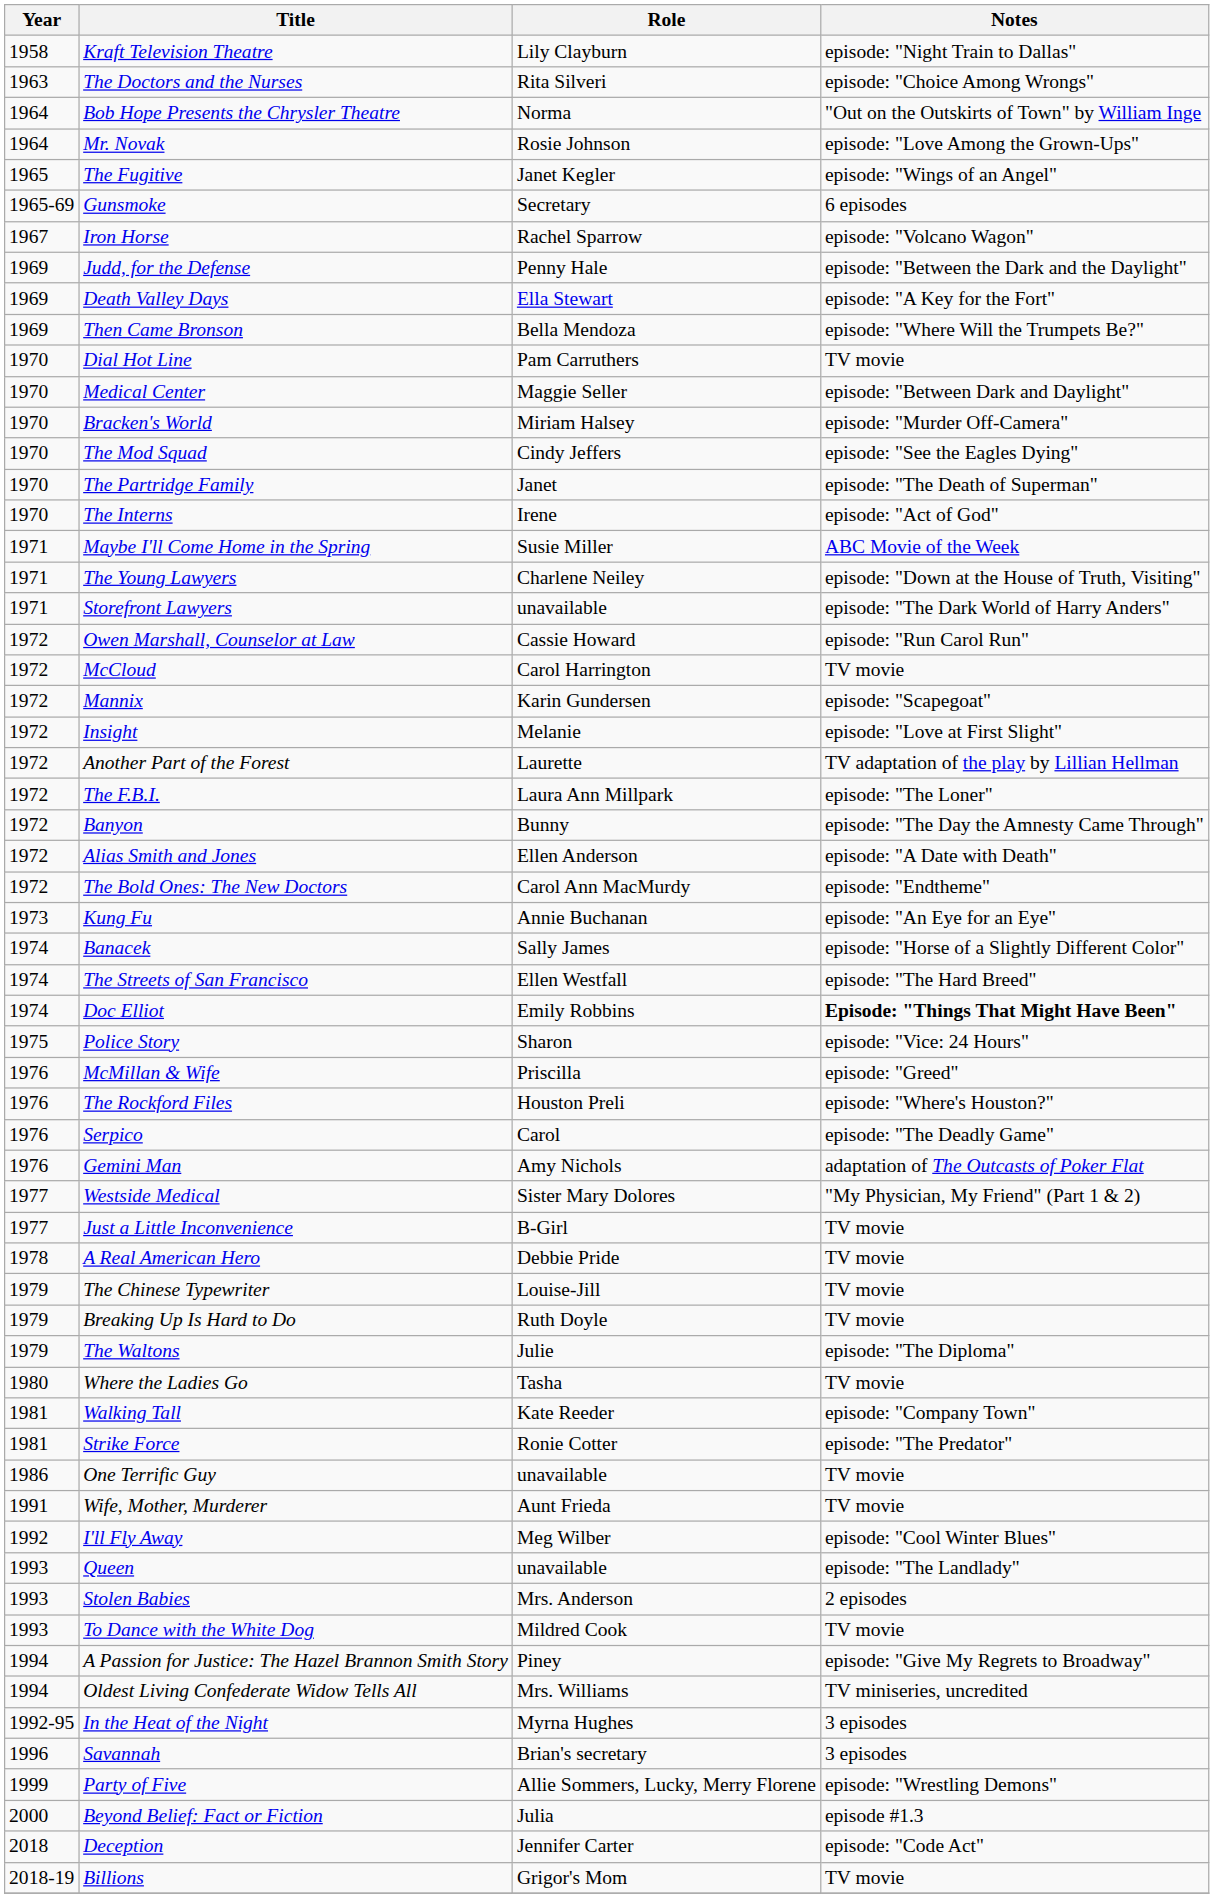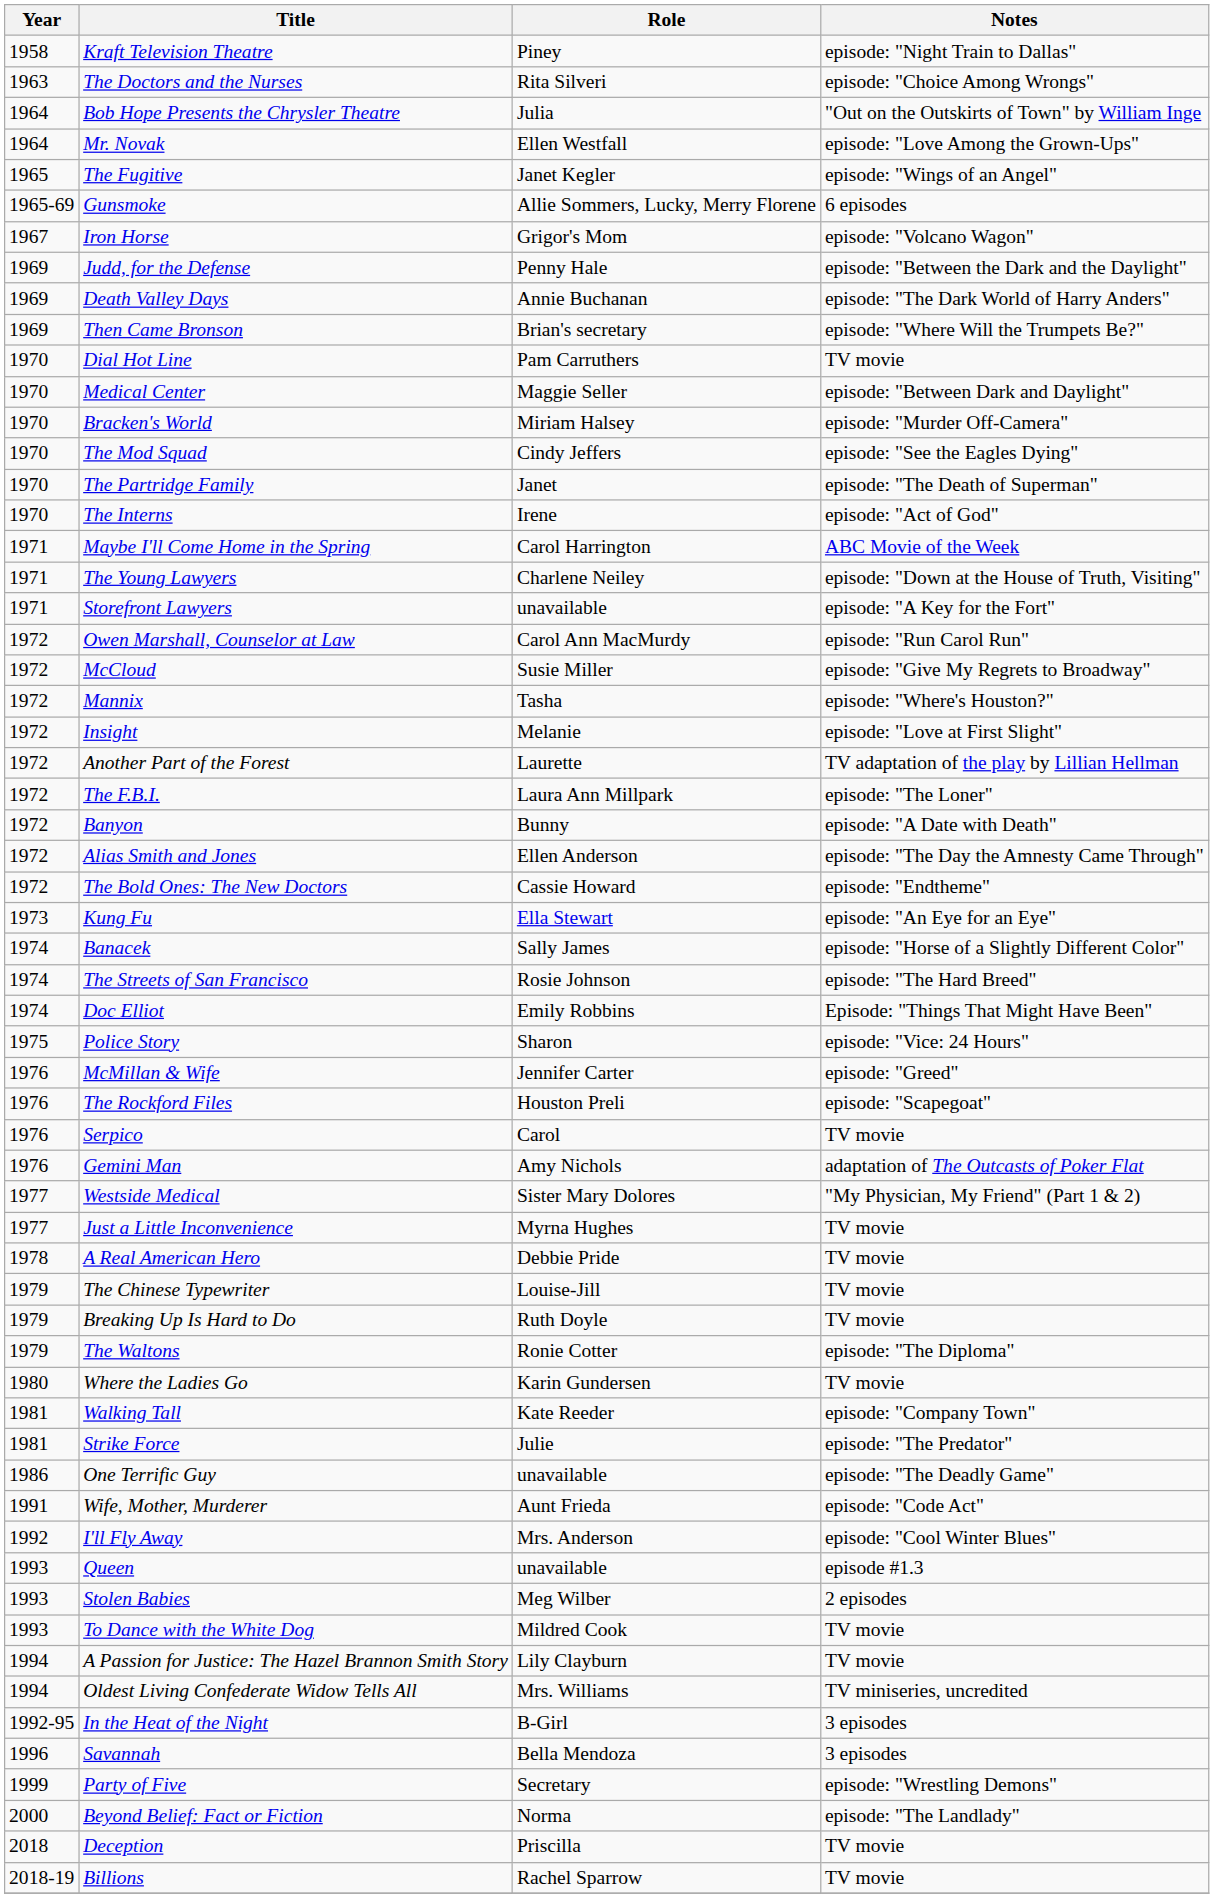(572, 50) Lily Clayburn -> (539, 50) Piney
(544, 112) Norma -> (535, 112) Julia
(574, 143) Rosie Johnson -> (572, 143) Ellen Westfall
(554, 205) Secretary -> (666, 205) Allie Sommers, Lucky, Merry Florene
(579, 236) Rachel Sparrow -> (572, 236) Grigor's Mom
(565, 298) Ella Stewart -> (582, 298) Annie Buchanan
(940, 298) episode: "A Key for the Fort" -> (997, 298) episode: "The Dark World of Harry Anders"
(576, 329) Bella Mendoza -> (582, 329) Brian's secretary
(565, 546) Susie Miller -> (584, 546) Carol Harrington
(997, 608) episode: "The Dark World of Harry Anders" -> (940, 608) episode: "A Key for the Fort"
(576, 639) Cassie Howard -> (604, 639) Carol Ann MacMurdy
(584, 670) Carol Harrington -> (565, 670) Susie Miller
(865, 670) TV movie -> (988, 670) episode: "Give My Regrets to Broadway"
(584, 701) Karin Gundersen -> (540, 701) Tasha
(908, 701) episode: "Scapegoat" -> (939, 701) episode: "Where's Houston?"
(1014, 824) episode: "The Day the Amnesty Came Through" -> (941, 824) episode: "A Date with Death"
(941, 855) episode: "A Date with Death" -> (1014, 855) episode: "The Day the Amnesty Came Through"
(604, 886) Carol Ann MacMurdy -> (576, 886) Cassie Howard
(582, 917) Annie Buchanan -> (565, 917) Ella Stewart
(572, 979) Ellen Westfall -> (574, 979) Rosie Johnson
(1001, 1010) bold -> (989, 1010) normal
(549, 1072) Priscilla -> (575, 1072) Jennifer Carter
(939, 1103) episode: "Where's Houston?" -> (908, 1103) episode: "Scapegoat"
(939, 1134) episode: "The Deadly Game" -> (865, 1134) TV movie
(542, 1227) B-Girl -> (575, 1227) Myrna Hughes
(535, 1351) Julie -> (567, 1351) Ronie Cotter
(540, 1382) Tasha -> (584, 1382) Karin Gundersen
(567, 1444) Ronie Cotter -> (535, 1444) Julie
(865, 1474) TV movie -> (939, 1474) episode: "The Deadly Game"
(865, 1505) TV movie -> (904, 1505) episode: "Code Act"
(564, 1536) Meg Wilber -> (575, 1536) Mrs. Anderson
(922, 1567) episode: "The Landlady" -> (874, 1567) episode #1.3
(575, 1598) Mrs. Anderson -> (564, 1598) Meg Wilber
(539, 1660) Piney -> (572, 1660) Lily Clayburn
(988, 1660) episode: "Give My Regrets to Broadway" -> (865, 1660) TV movie
(575, 1722) Myrna Hughes -> (542, 1722) B-Girl
(582, 1753) Brian's secretary -> (576, 1753) Bella Mendoza
(666, 1784) Allie Sommers, Lucky, Merry Florene -> (554, 1784) Secretary
(535, 1815) Julia -> (544, 1815) Norma
(874, 1815) episode #1.3 -> (922, 1815) episode: "The Landlady"
(575, 1846) Jennifer Carter -> (549, 1846) Priscilla
(904, 1846) episode: "Code Act" -> (865, 1846) TV movie
(572, 1877) Grigor's Mom -> (579, 1877) Rachel Sparrow
